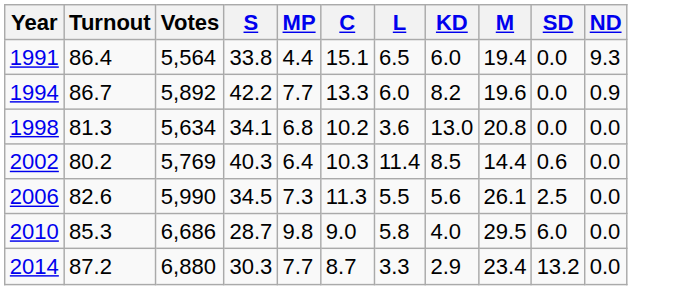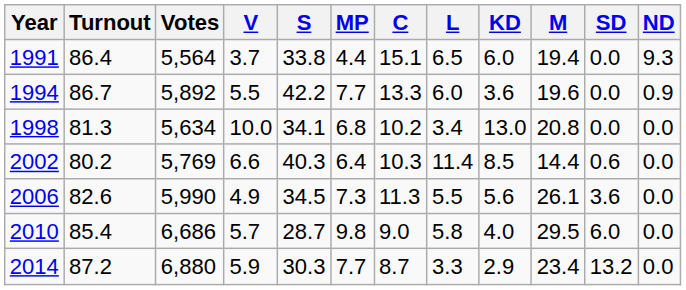+ column: (251, 22)
(446, 92) 8.2 -> (499, 92) 3.6
(394, 127) 3.6 -> (447, 127) 3.4
(552, 197) 2.5 -> (605, 197) 3.6
(91, 232) 85.3 -> (91, 232) 85.4
